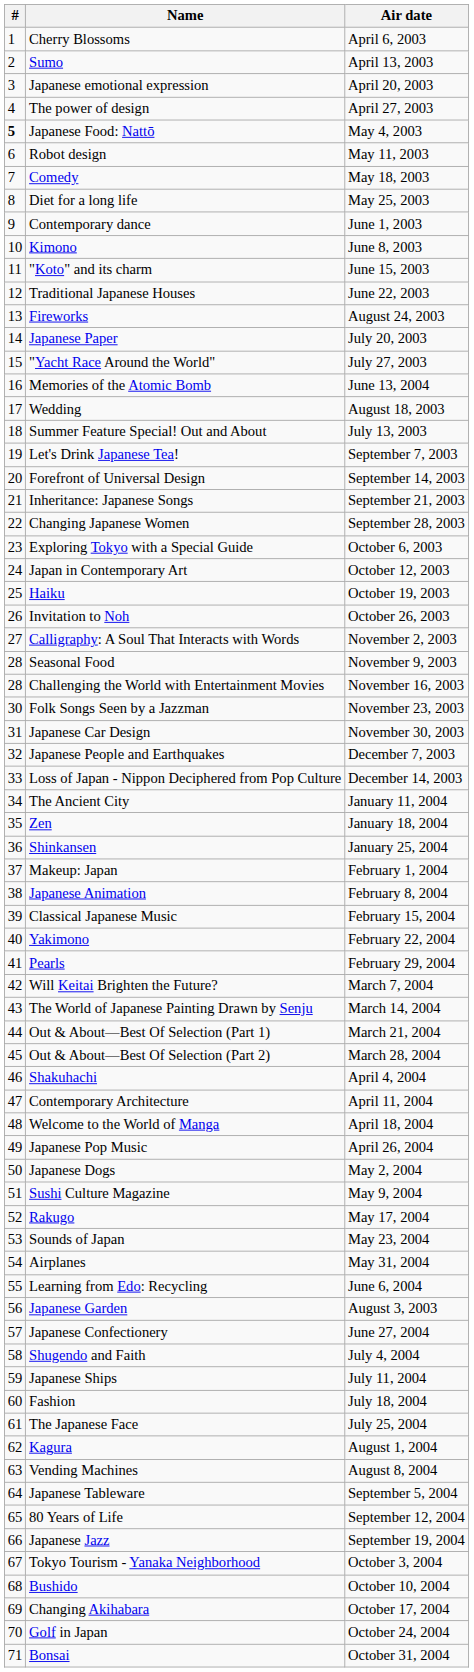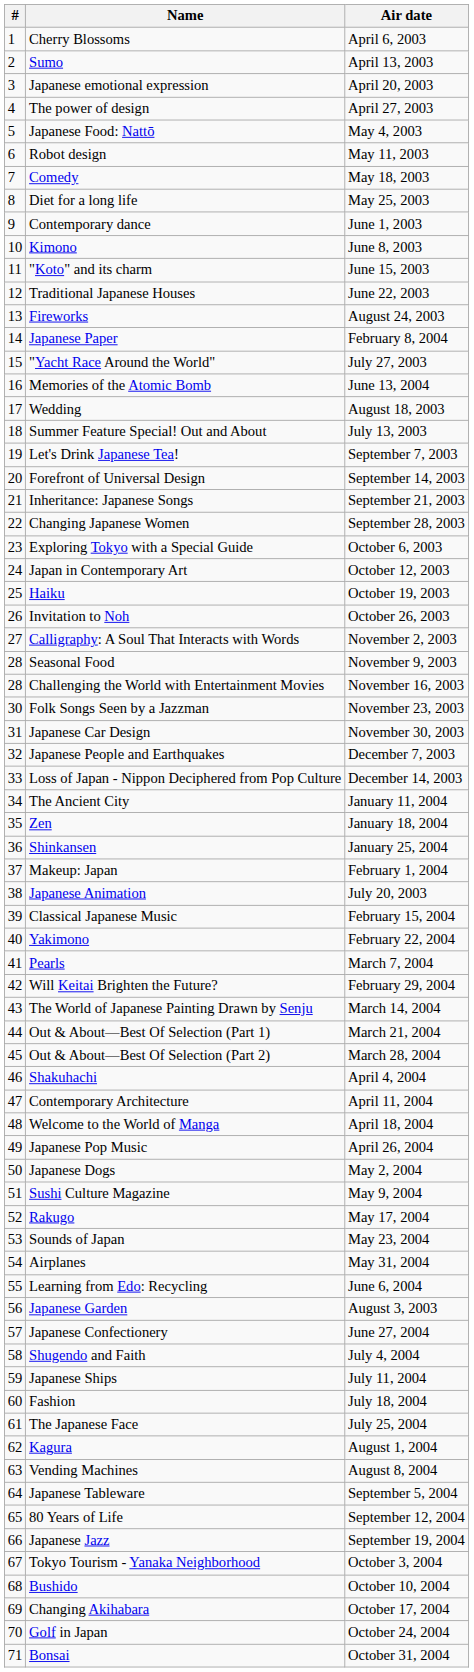(11, 131) bold -> (11, 131) normal
(387, 339) July 20, 2003 -> (398, 339) February 8, 2004
(398, 893) February 8, 2004 -> (387, 893) July 20, 2003
(402, 962) February 29, 2004 -> (391, 962) March 7, 2004
(391, 985) March 7, 2004 -> (402, 985) February 29, 2004
